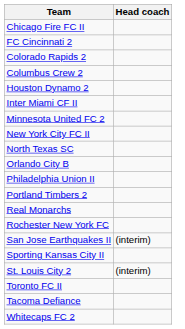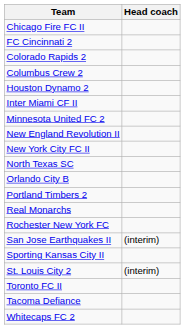+ row: (63, 133)
- row: (51, 179)
